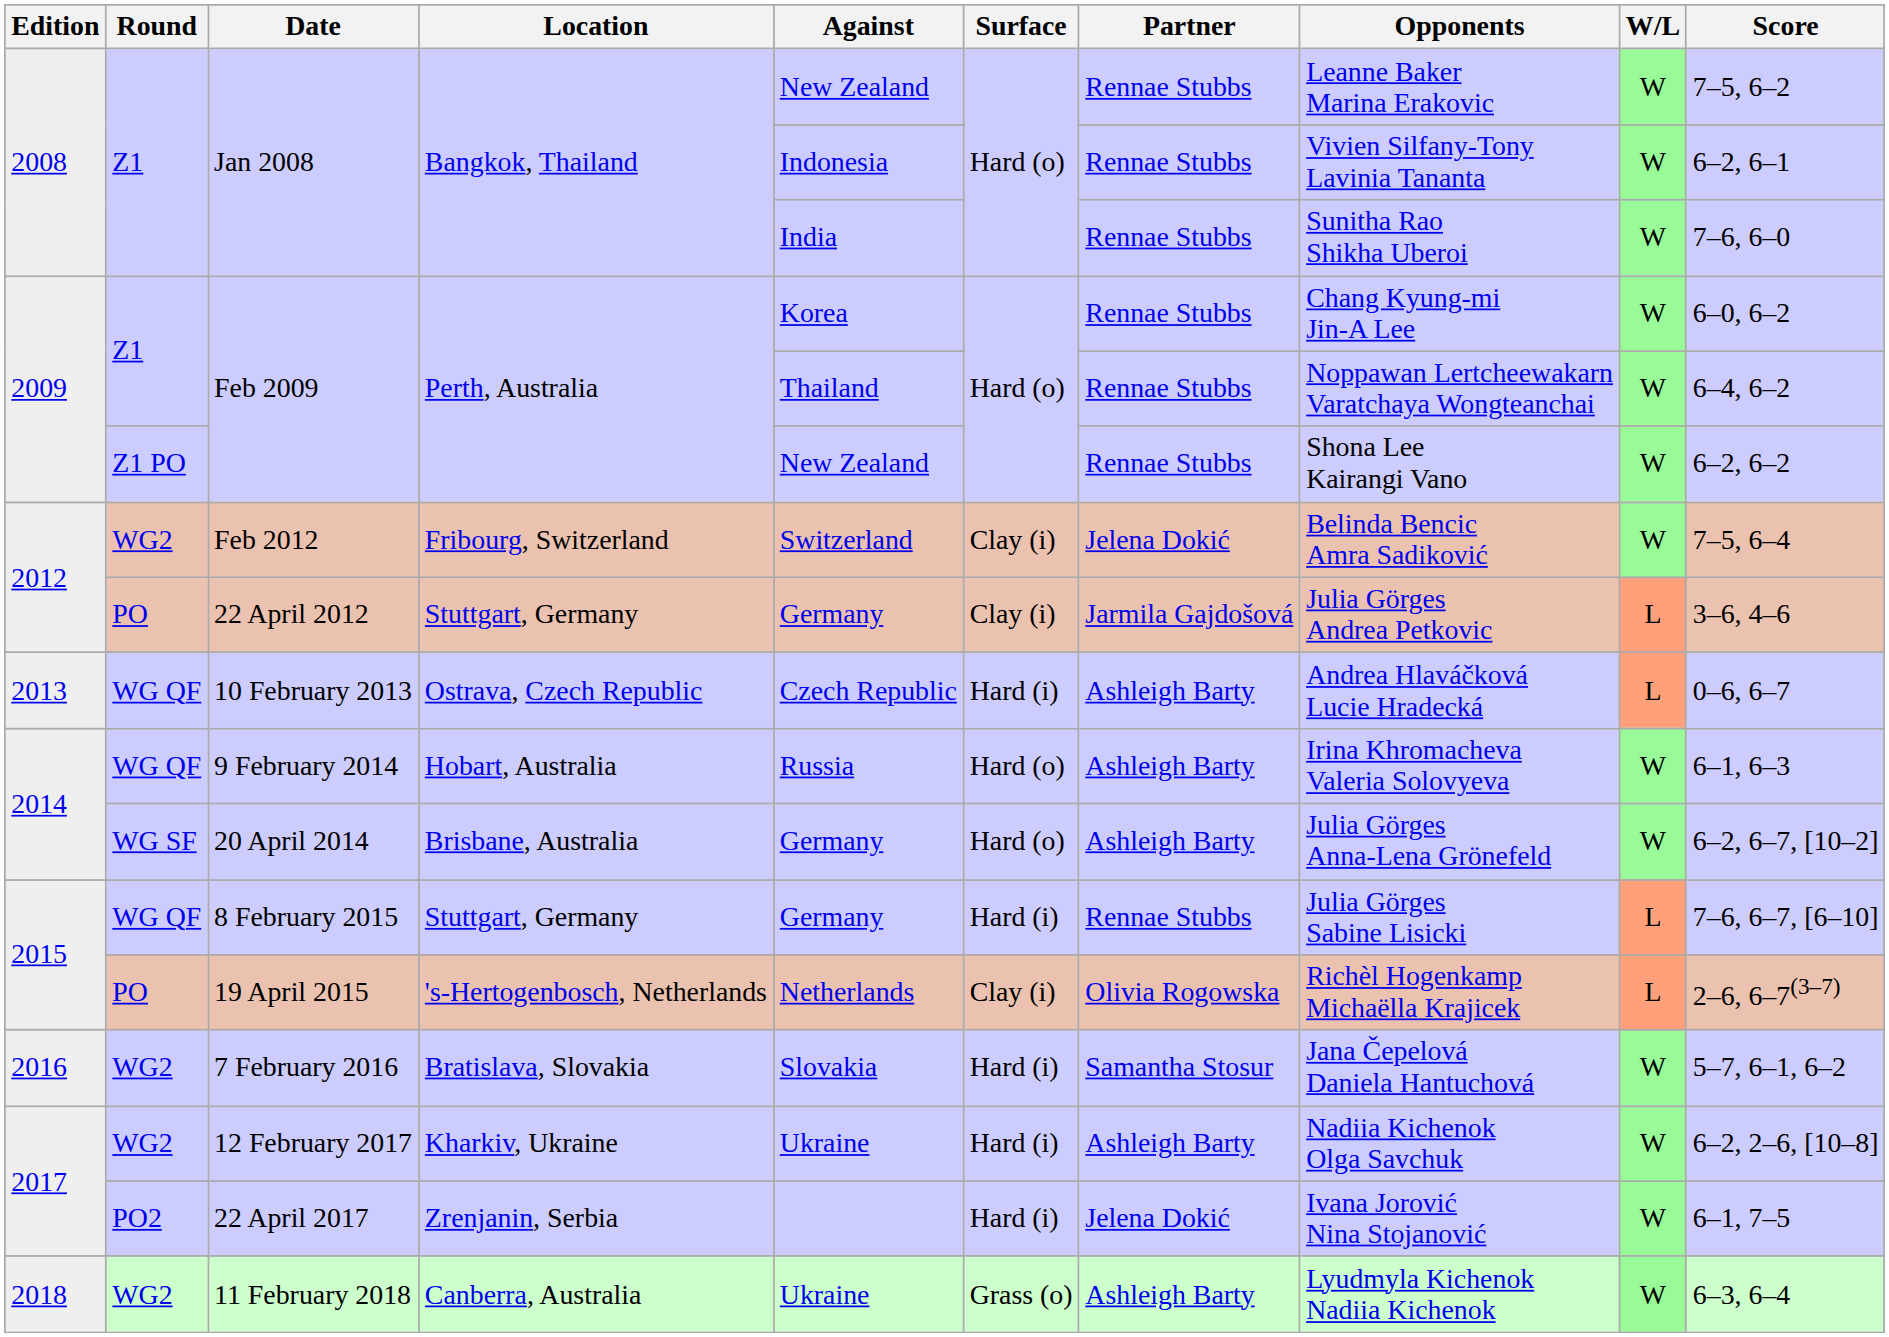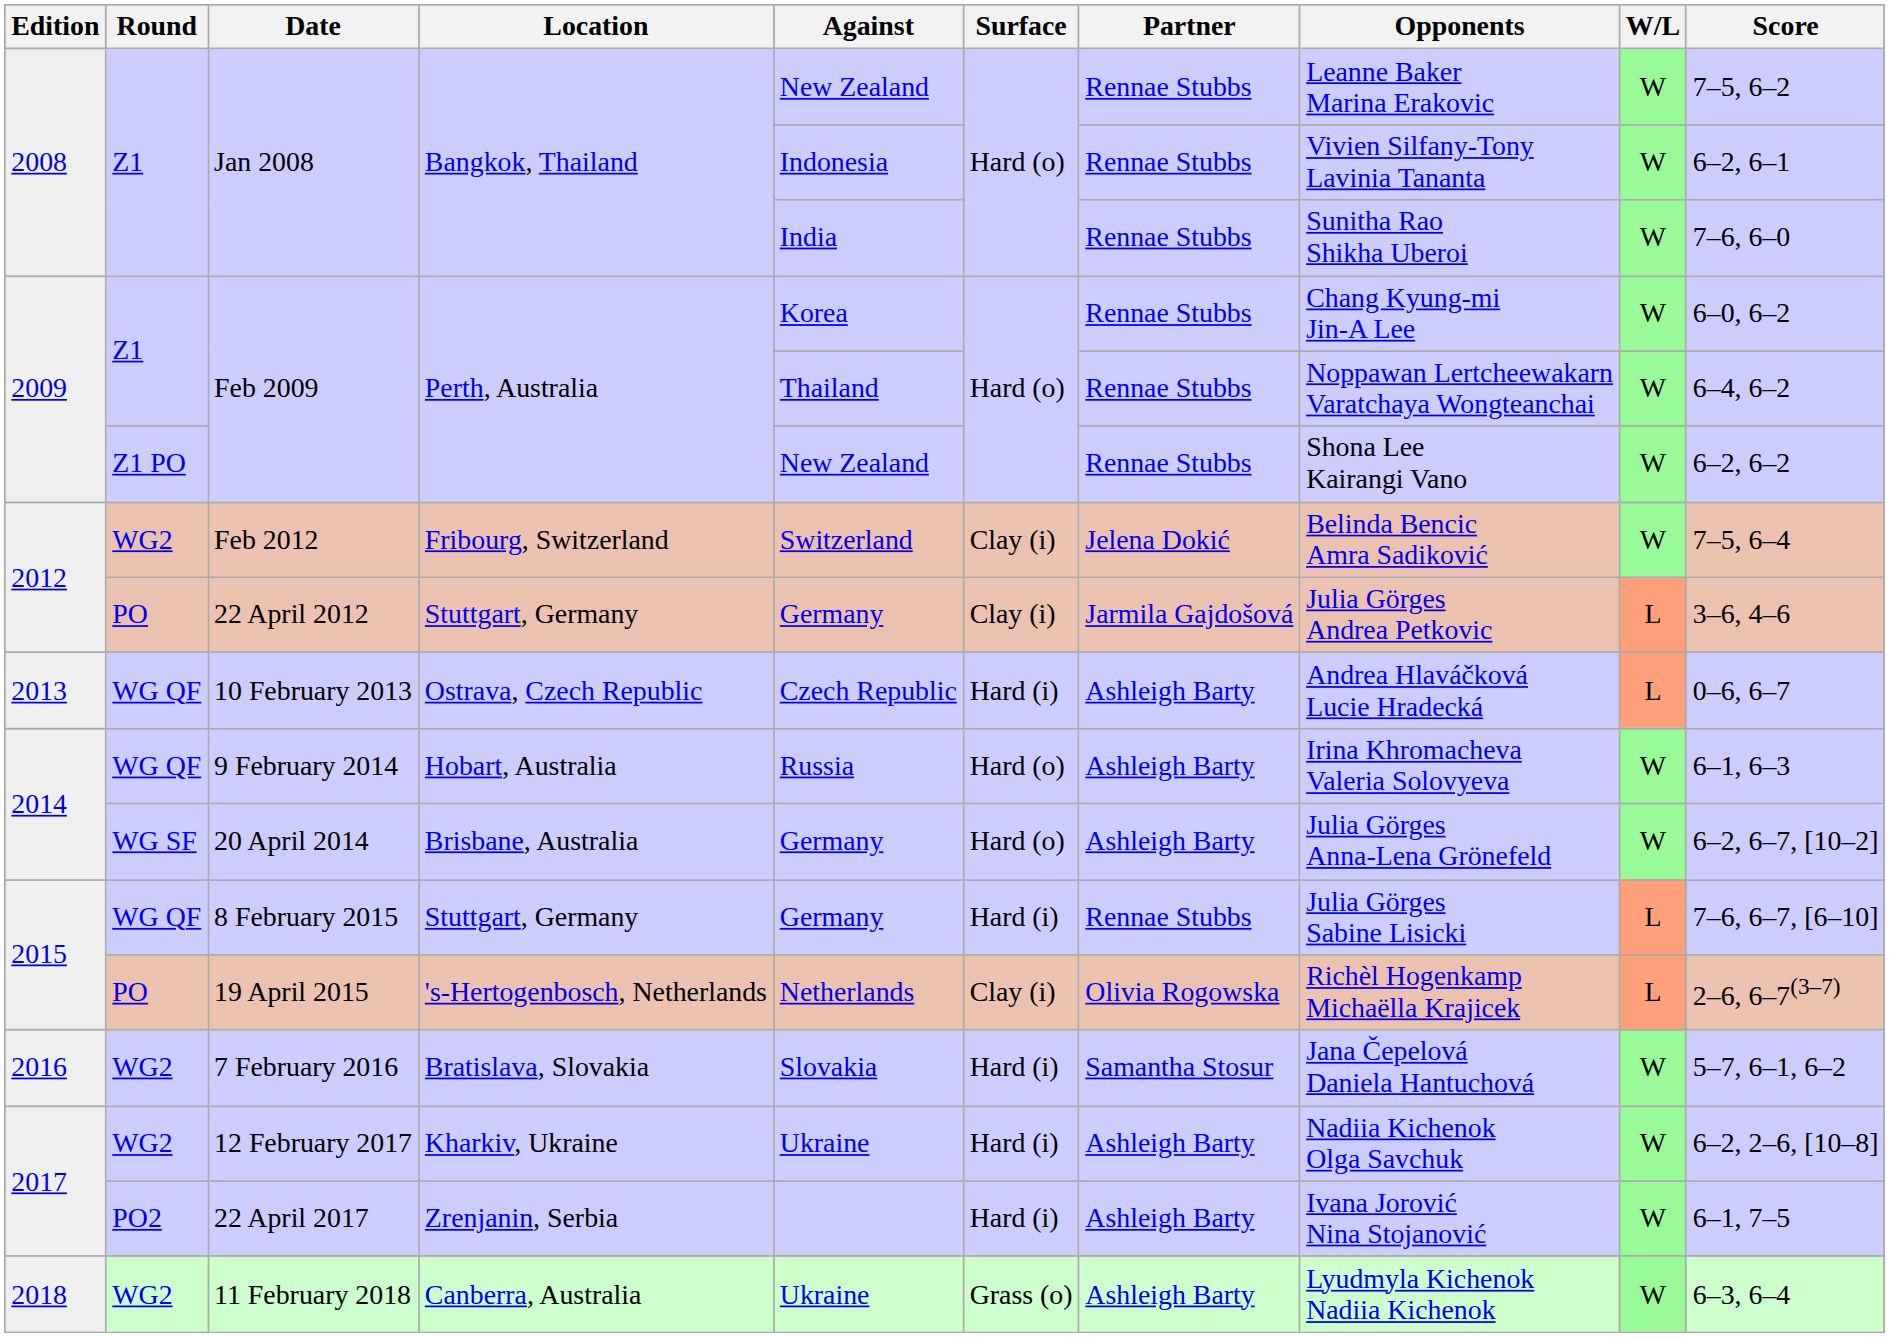(1158, 1218) Jelena Dokić -> (1170, 1218) Ashleigh Barty
